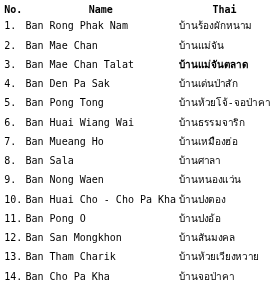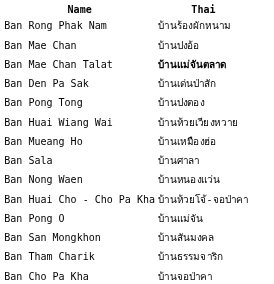- column: (13, 9)
(202, 45) บ้านแม่จัน -> (179, 45) บ้านปงอ้อ
(225, 103) บ้านห้วยโจ้-จอป่าคา -> (181, 103) บ้านปงตอง
(212, 122) บ้านธรรมจาริก -> (198, 122) บ้านห้วยเวียงหวาย
(202, 199) บ้านปงตอง -> (203, 199) บ้านห้วยโจ้-จอป่าคา
(200, 219) บ้านปงอ้อ -> (180, 219) บ้านแม่จัน
(219, 257) บ้านห้วยเวียงหวาย -> (191, 257) บ้านธรรมจาริก
